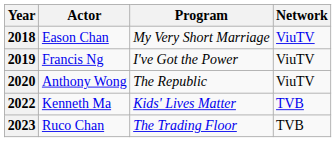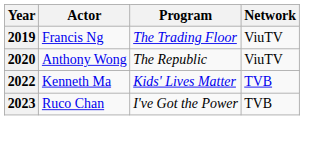- row: (22, 37)
(185, 59) I've Got the Power -> (185, 37) The Trading Floor
(185, 125) The Trading Floor -> (185, 103) I've Got the Power
